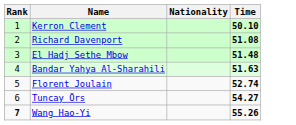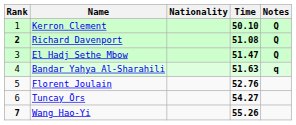+ column: (276, 12)
(17, 40) normal -> (17, 40) bold
(245, 55) 51.48 -> (245, 55) 51.47
(245, 84) 52.74 -> (245, 84) 52.76
